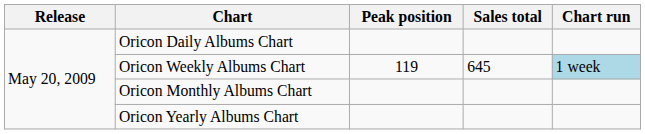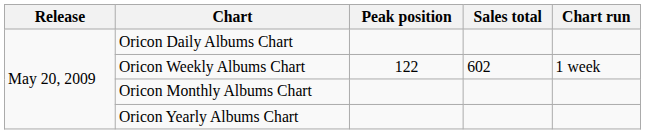(407, 66) 119 -> (407, 66) 122
(479, 66) 645 -> (479, 66) 602
(578, 66) lightblue background -> (578, 66) no background
